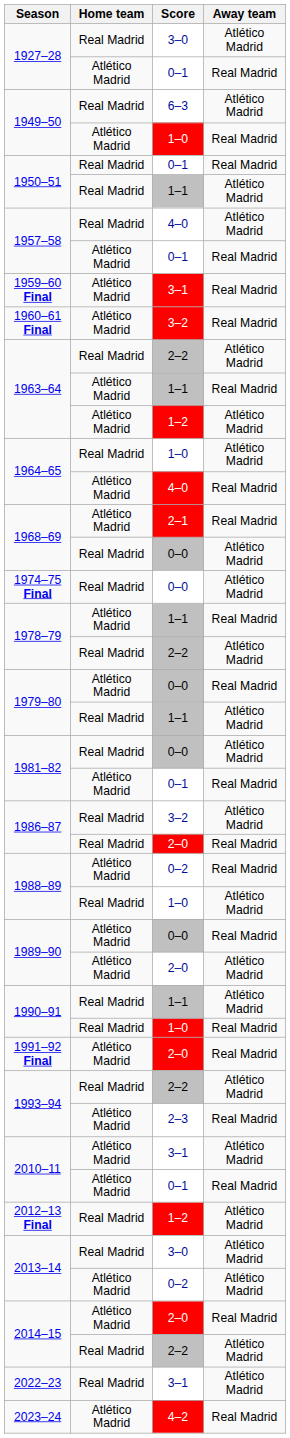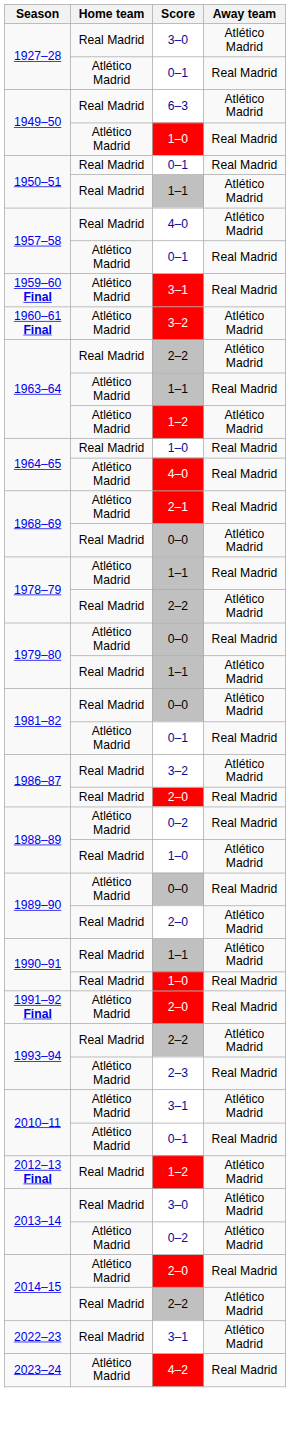(244, 323) Real Madrid -> (244, 323) Atlético Madrid
(244, 455) Atlético Madrid -> (244, 448) Real Madrid
- row: (38, 586)
(112, 968) Atlético Madrid -> (112, 922) Real Madrid
